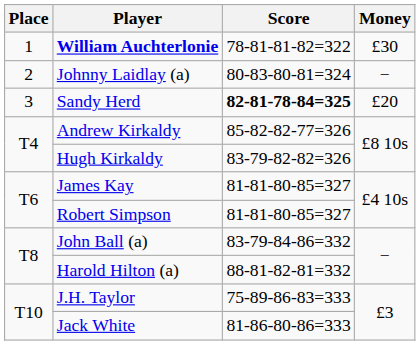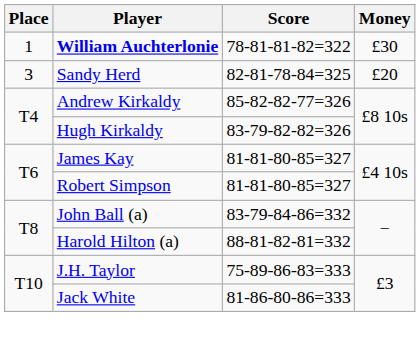- row: (123, 74)
(289, 102) bold -> (289, 74) normal
